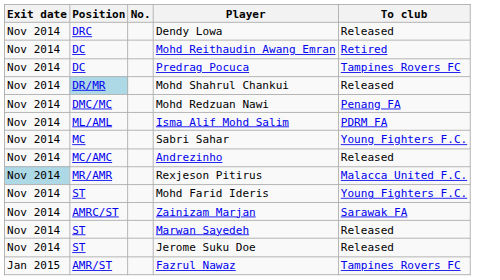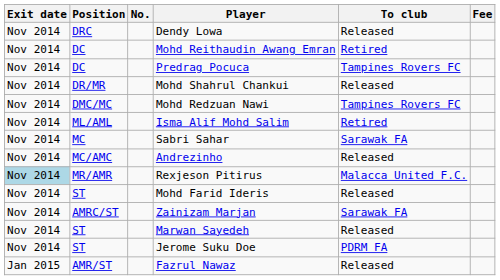+ column: (482, 13)
(89, 85) lightblue background -> (89, 85) no background
(371, 103) Penang FA -> (401, 103) Tampines Rovers FC
(364, 121) PDRM FA -> (364, 121) Retired
(404, 139) Young Fighters F.C. -> (374, 139) Sarawak FA
(404, 194) Young Fighters F.C. -> (367, 194) Released
(367, 248) Released -> (364, 248) PDRM FA
(401, 266) Tampines Rovers FC -> (367, 266) Released
